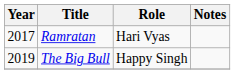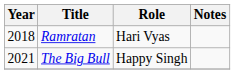(21, 36) 2017 -> (21, 36) 2018
(21, 58) 2019 -> (21, 58) 2021
